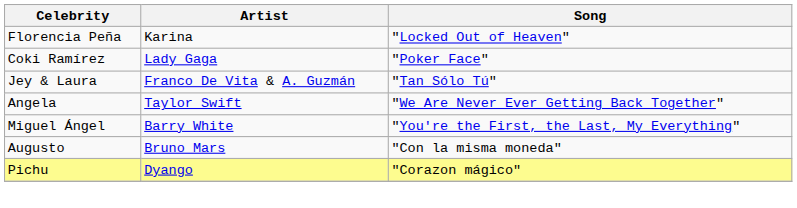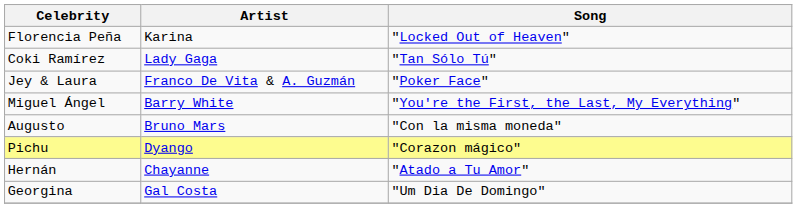(440, 60) "Poker Face" -> (444, 60) "Tan Sólo Tú"
(444, 82) "Tan Sólo Tú" -> (440, 82) "Poker Face"
- row: (32, 104)
+ row: (32, 170)
+ row: (40, 192)
